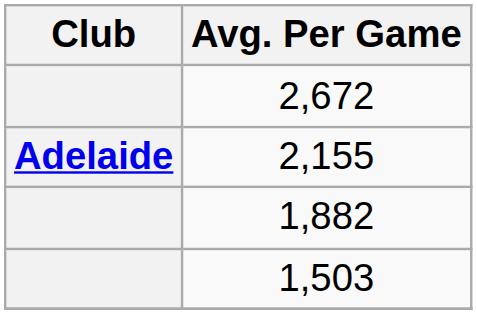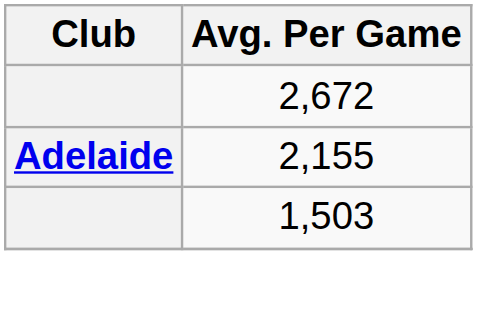- row: (326, 216)
